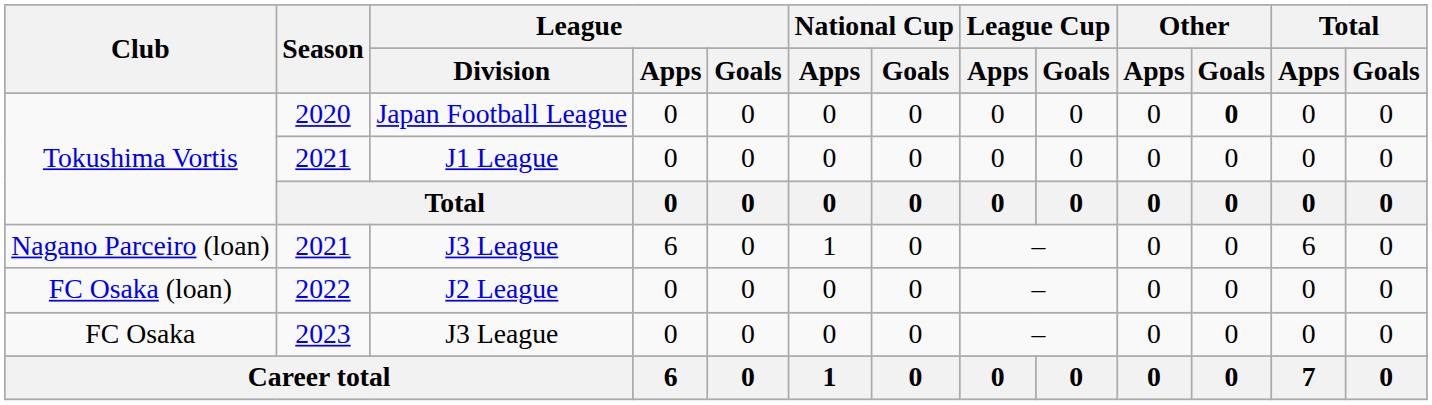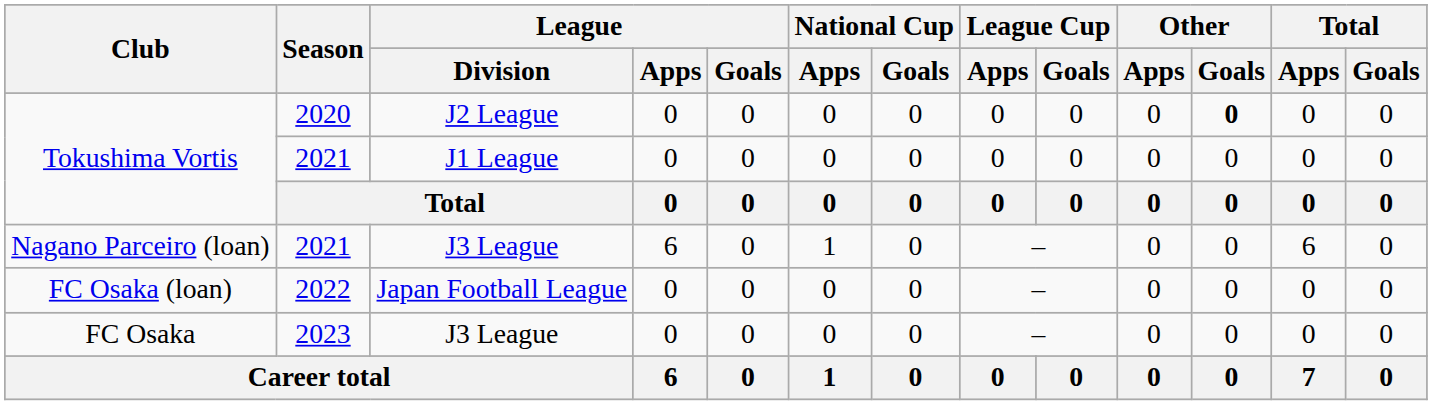(502, 114) Japan Football League -> (502, 114) J2 League
(502, 289) J2 League -> (502, 289) Japan Football League
